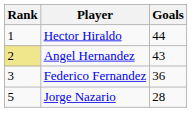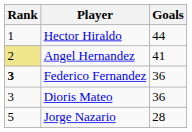(159, 55) 43 -> (159, 55) 41
(11, 76) normal -> (11, 76) bold
+ row: (78, 96)
